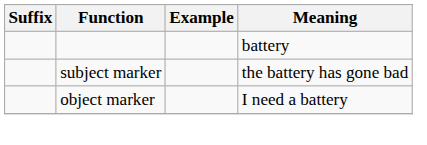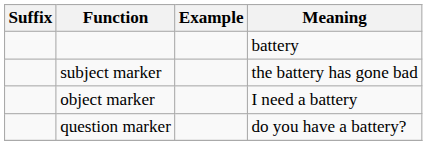+ row: (116, 126)
